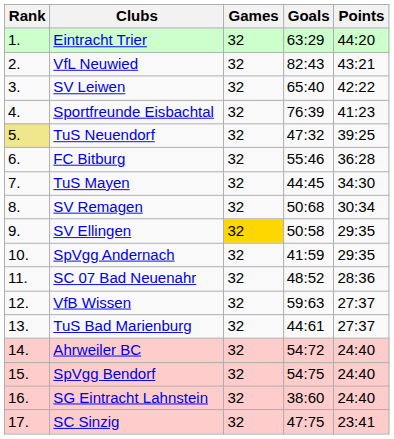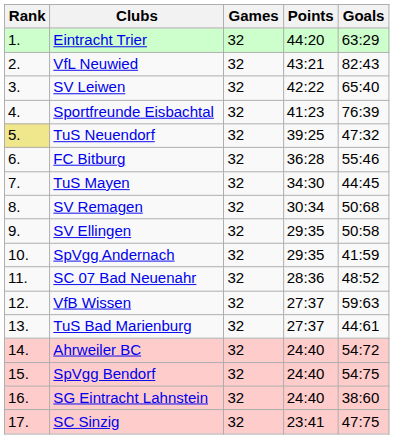columns swapped: (309, 16) <-> (361, 16)
(236, 231) gold background -> (236, 231) no background
